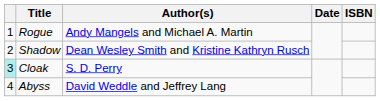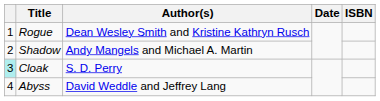(159, 31) Andy Mangels and Michael A. Martin -> (188, 31) Dean Wesley Smith and Kristine Kathryn Rusch
(188, 50) Dean Wesley Smith and Kristine Kathryn Rusch -> (159, 50) Andy Mangels and Michael A. Martin
